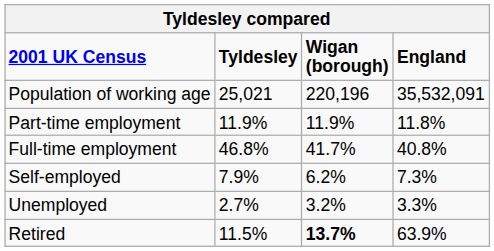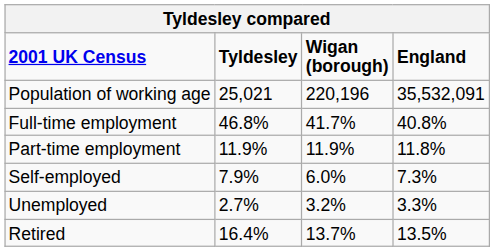rows swapped: (92, 150) <-> (94, 122)
(326, 177) 6.2% -> (326, 177) 6.0%
(243, 233) 11.5% -> (244, 233) 16.4%
(331, 233) bold -> (331, 233) normal
(422, 233) 63.9% -> (422, 233) 13.5%
